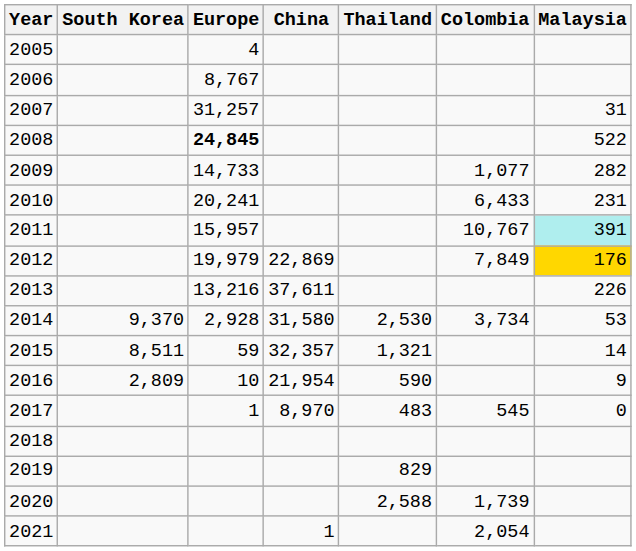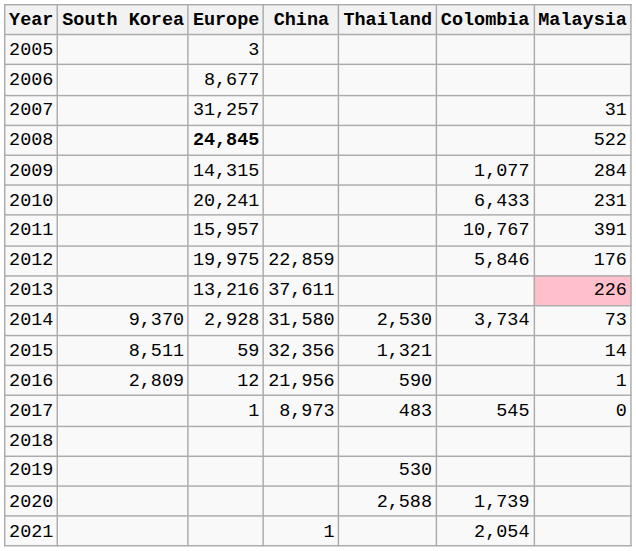(254, 50) 4 -> (254, 50) 3
(232, 80) 8,767 -> (232, 80) 8,677
(226, 170) 14,733 -> (226, 170) 14,315
(610, 170) 282 -> (610, 170) 284
(610, 230) paleturquoise background -> (610, 230) no background
(226, 260) 19,979 -> (226, 260) 19,975
(301, 260) 22,869 -> (301, 260) 22,859
(502, 260) 7,849 -> (502, 260) 5,846
(610, 260) gold background -> (610, 260) no background
(610, 291) no background -> (610, 291) pink background
(616, 321) 53 -> (616, 321) 73
(301, 351) 32,357 -> (301, 351) 32,356
(248, 381) 10 -> (248, 381) 12
(301, 381) 21,954 -> (301, 381) 21,956
(621, 381) 9 -> (621, 381) 1
(307, 411) 8,970 -> (307, 411) 8,973
(415, 471) 829 -> (415, 471) 530
